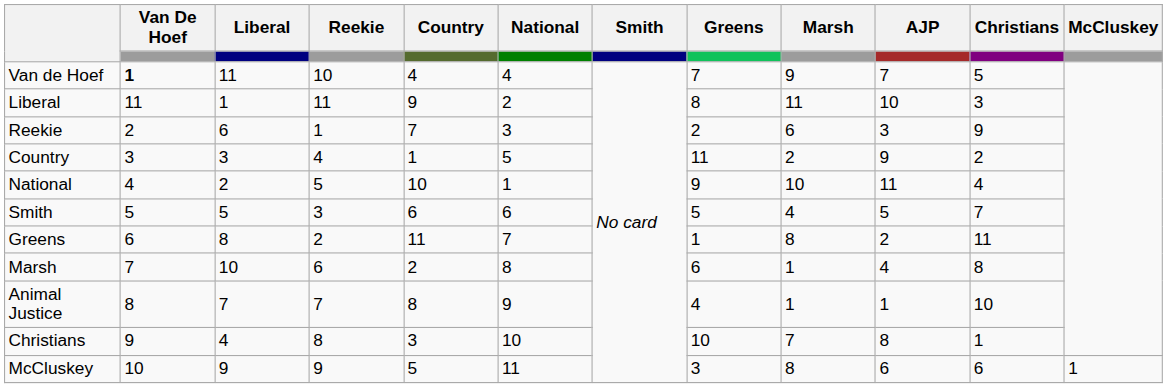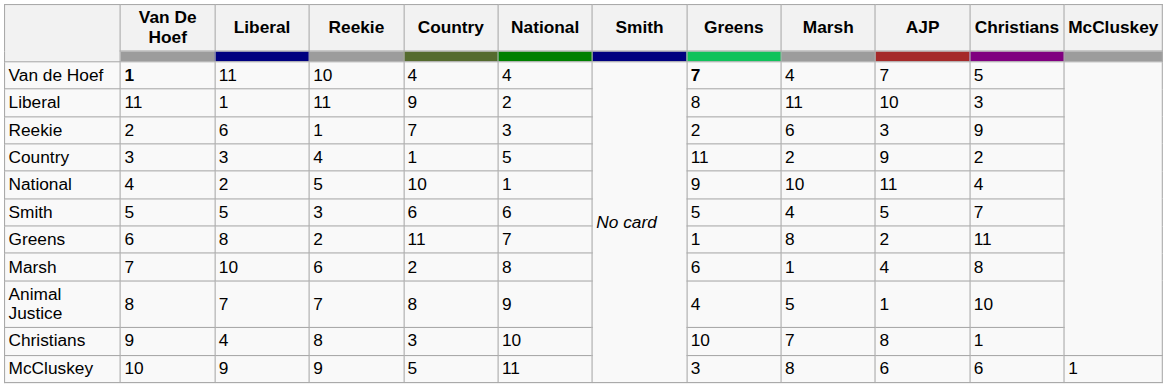(695, 75) normal -> (695, 75) bold
(790, 75) 9 -> (790, 75) 4
(790, 304) 1 -> (790, 304) 5
